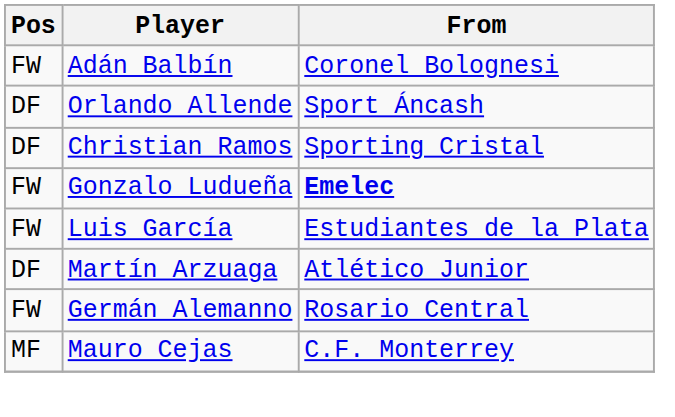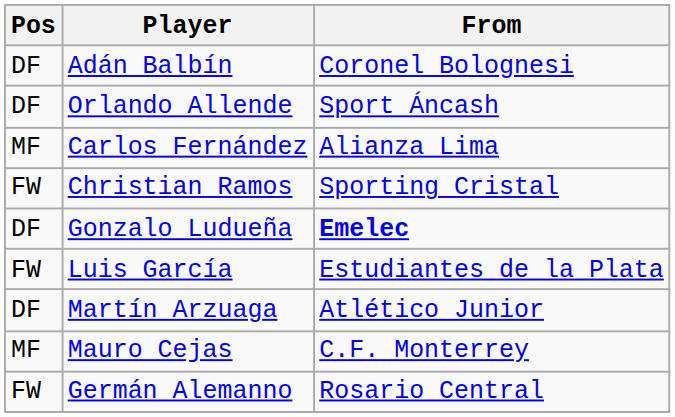(26, 66) FW -> (26, 66) DF
+ row: (188, 147)
(26, 147) DF -> (26, 188) FW
(26, 188) FW -> (26, 229) DF
rows swapped: (150, 351) <-> (180, 310)
